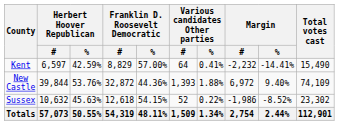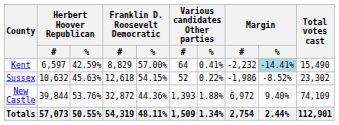(277, 65) no background -> (277, 65) lightblue background
rows swapped: (21, 83) <-> (21, 101)
